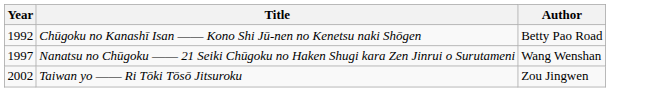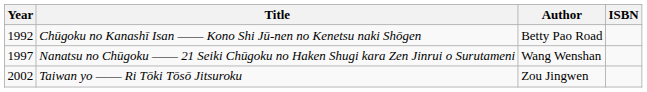+ column: (624, 14)
